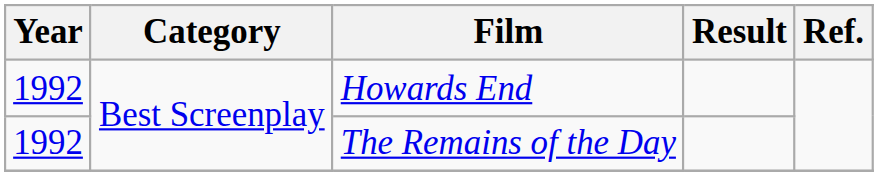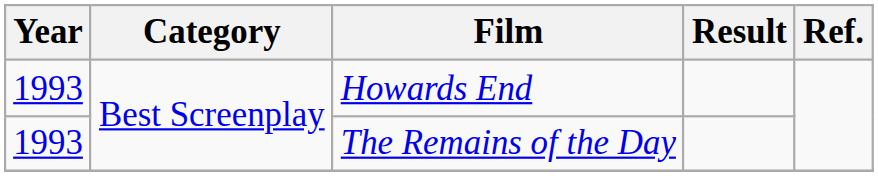(48, 87) 1992 -> (48, 87) 1993
(48, 142) 1992 -> (48, 142) 1993
